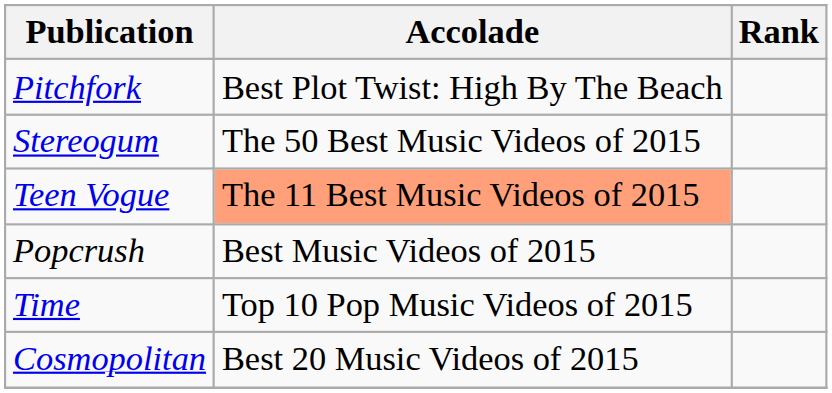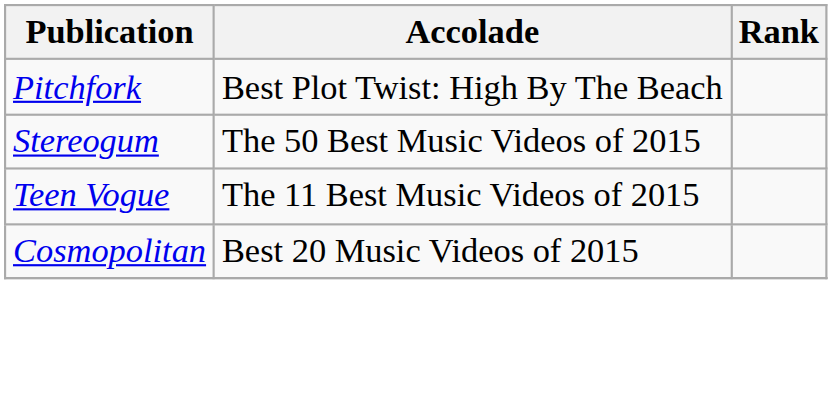(461, 195) lightsalmon background -> (461, 195) no background
- row: (79, 250)
- row: (46, 304)
